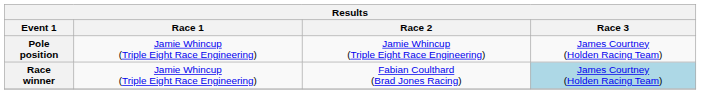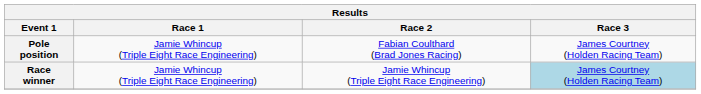(416, 49) Jamie Whincup (Triple Eight Race Engineering) -> (416, 49) Fabian Coulthard (Brad Jones Racing)
(416, 75) Fabian Coulthard (Brad Jones Racing) -> (416, 75) Jamie Whincup (Triple Eight Race Engineering)
